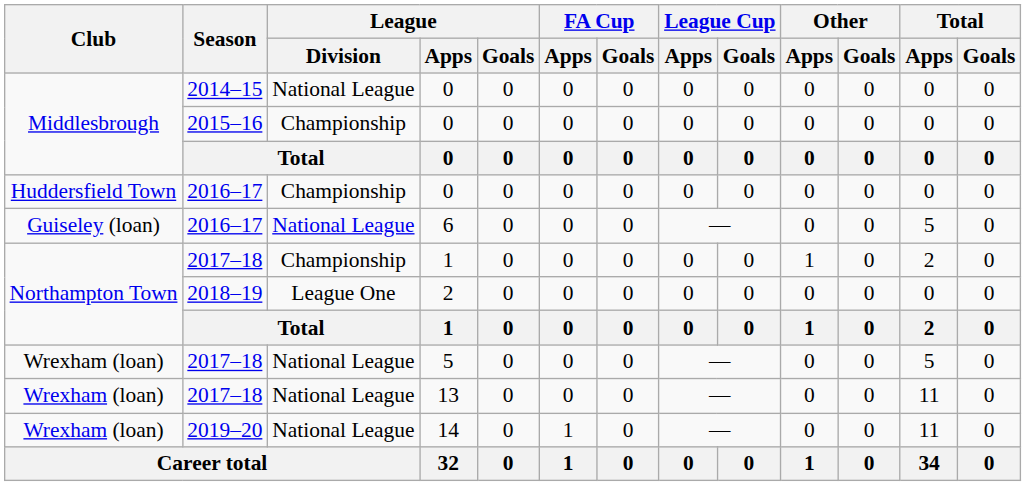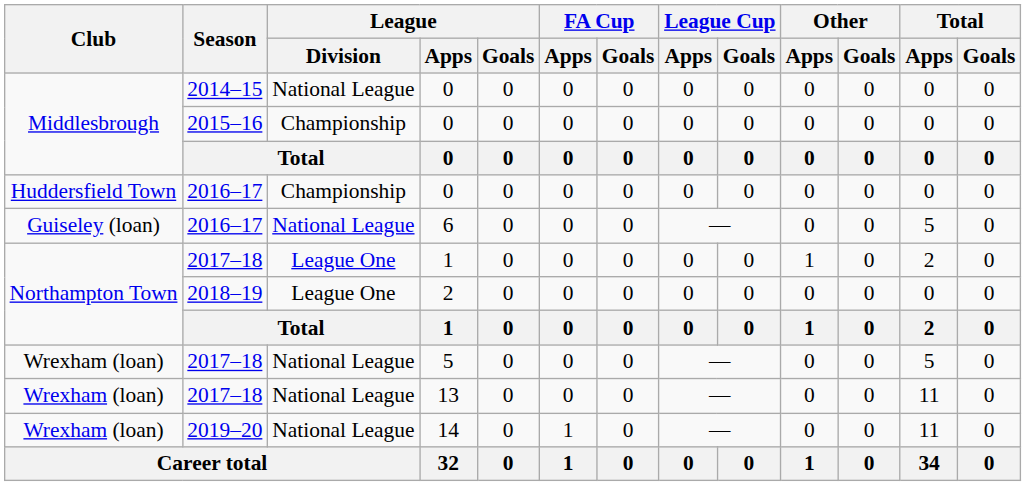(343, 259) Championship -> (343, 259) League One
